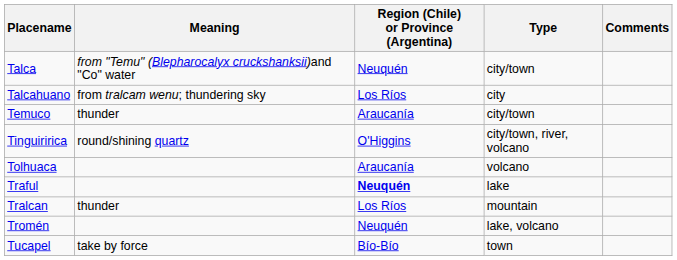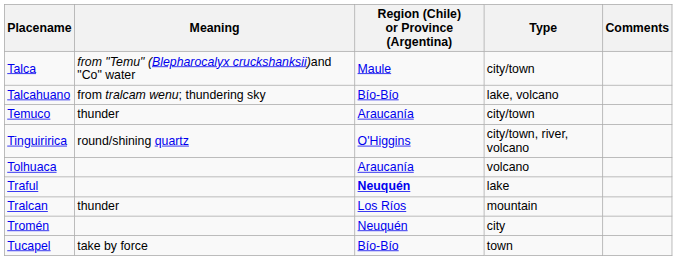(383, 68) Neuquén -> (374, 68) Maule
(382, 94) Los Ríos -> (378, 94) Bío-Bío
(496, 94) city -> (523, 94) lake, volcano
(523, 226) lake, volcano -> (496, 226) city
